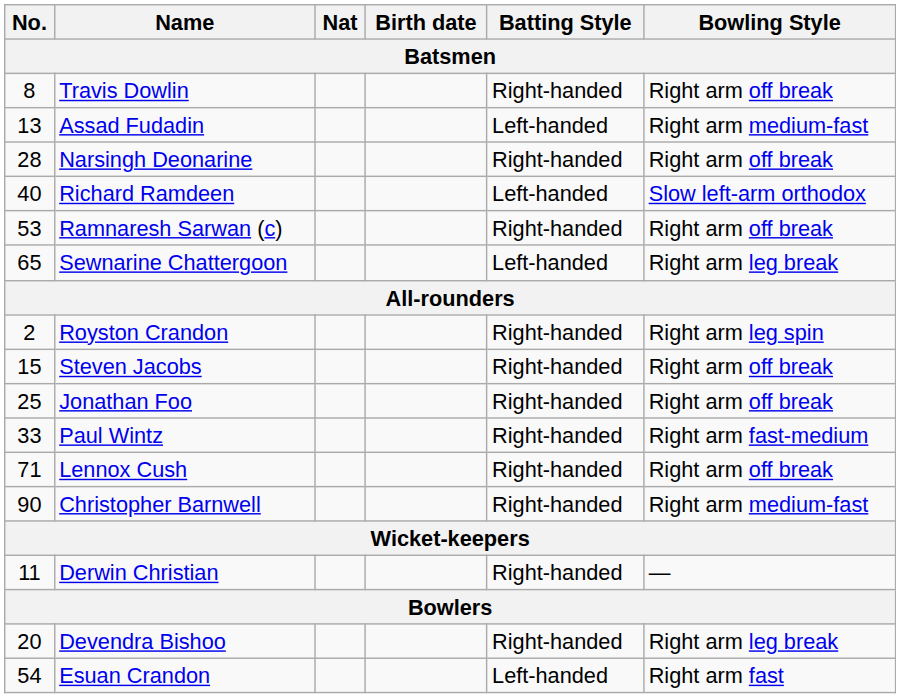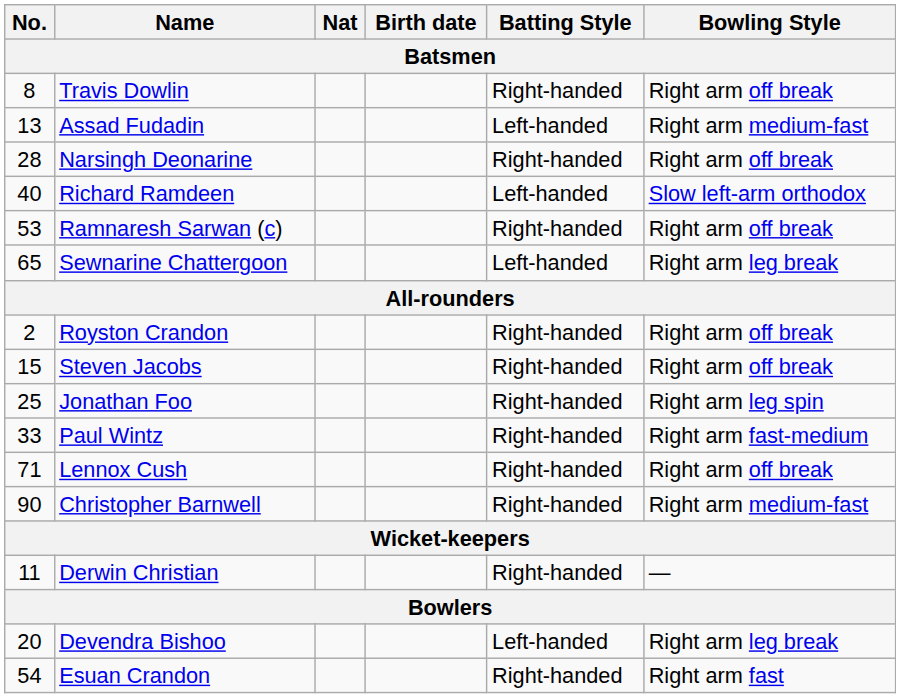(736, 332) Right arm leg spin -> (741, 332) Right arm off break
(741, 401) Right arm off break -> (736, 401) Right arm leg spin
(557, 641) Right-handed -> (550, 641) Left-handed
(550, 676) Left-handed -> (557, 676) Right-handed
